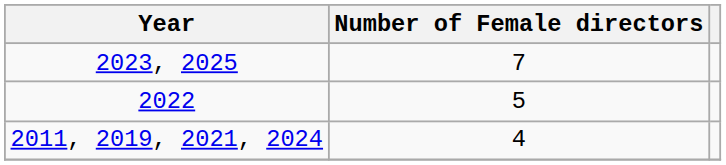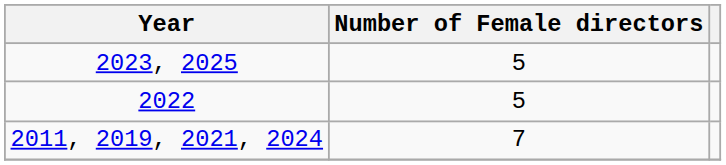(519, 63) 7 -> (519, 63) 5
(519, 140) 4 -> (519, 140) 7
